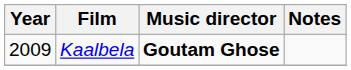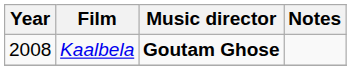(30, 49) 2009 -> (30, 49) 2008
